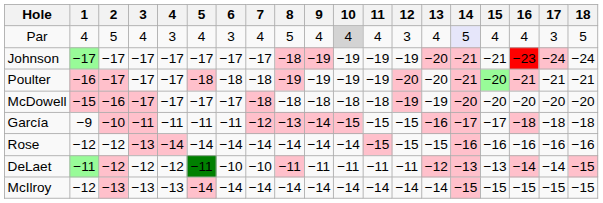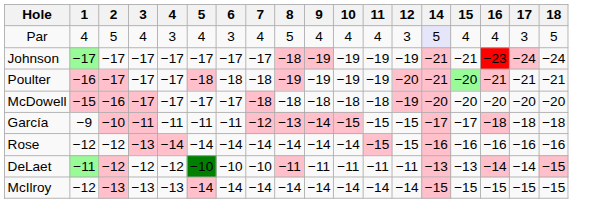- column: (436, 15)
(348, 36) lightgrey background -> (348, 36) no background
(202, 166) −11 -> (202, 166) −10
